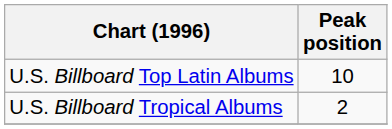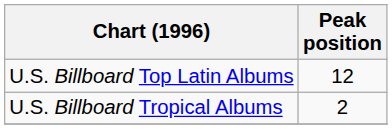(342, 75) 10 -> (342, 75) 12
